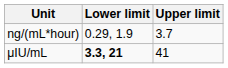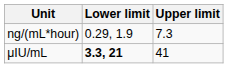(164, 33) 3.7 -> (164, 33) 7.3
